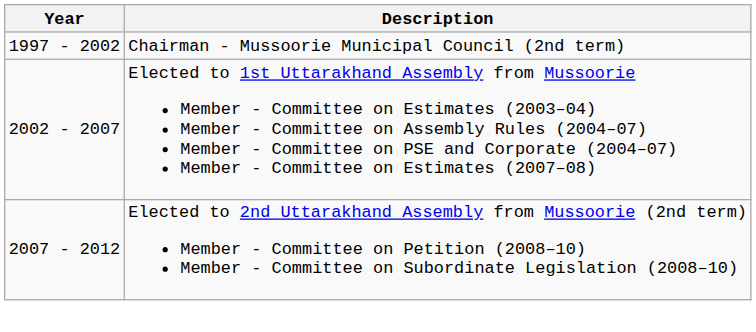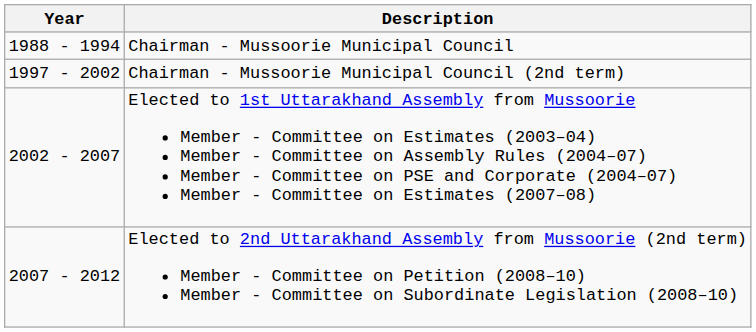+ row: (321, 46)
